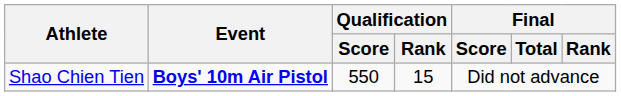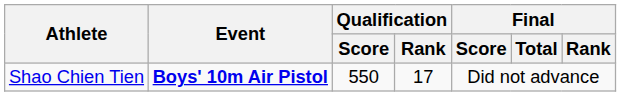(423, 77) 15 -> (423, 77) 17
